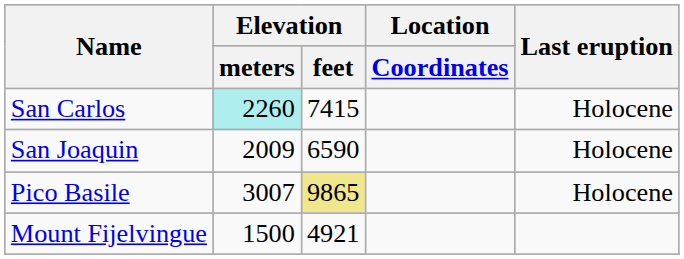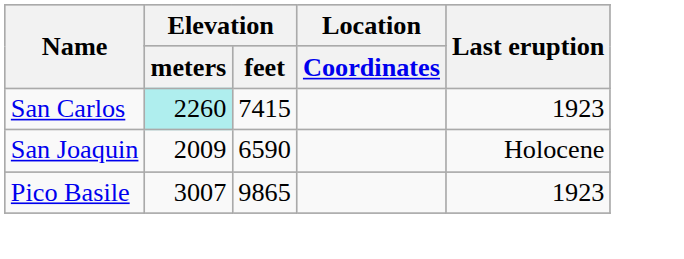(623, 108) Holocene -> (578, 108) 1923
(333, 191) khaki background -> (265, 191) no background
(623, 191) Holocene -> (578, 191) 1923
- row: (109, 233)
